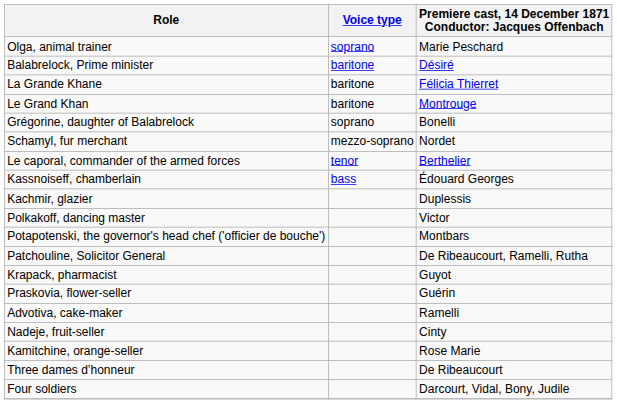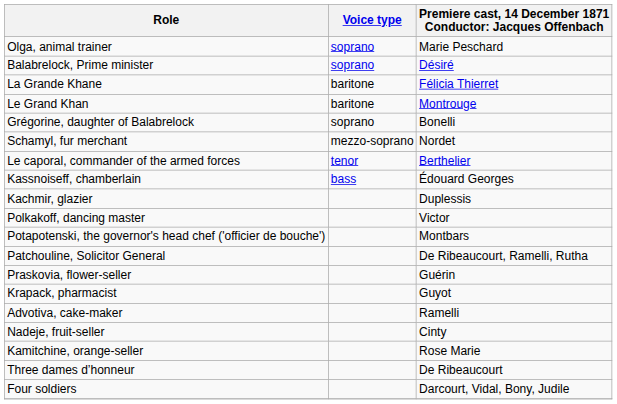(353, 65) baritone -> (353, 65) soprano
rows swapped: (62, 274) <-> (69, 293)
